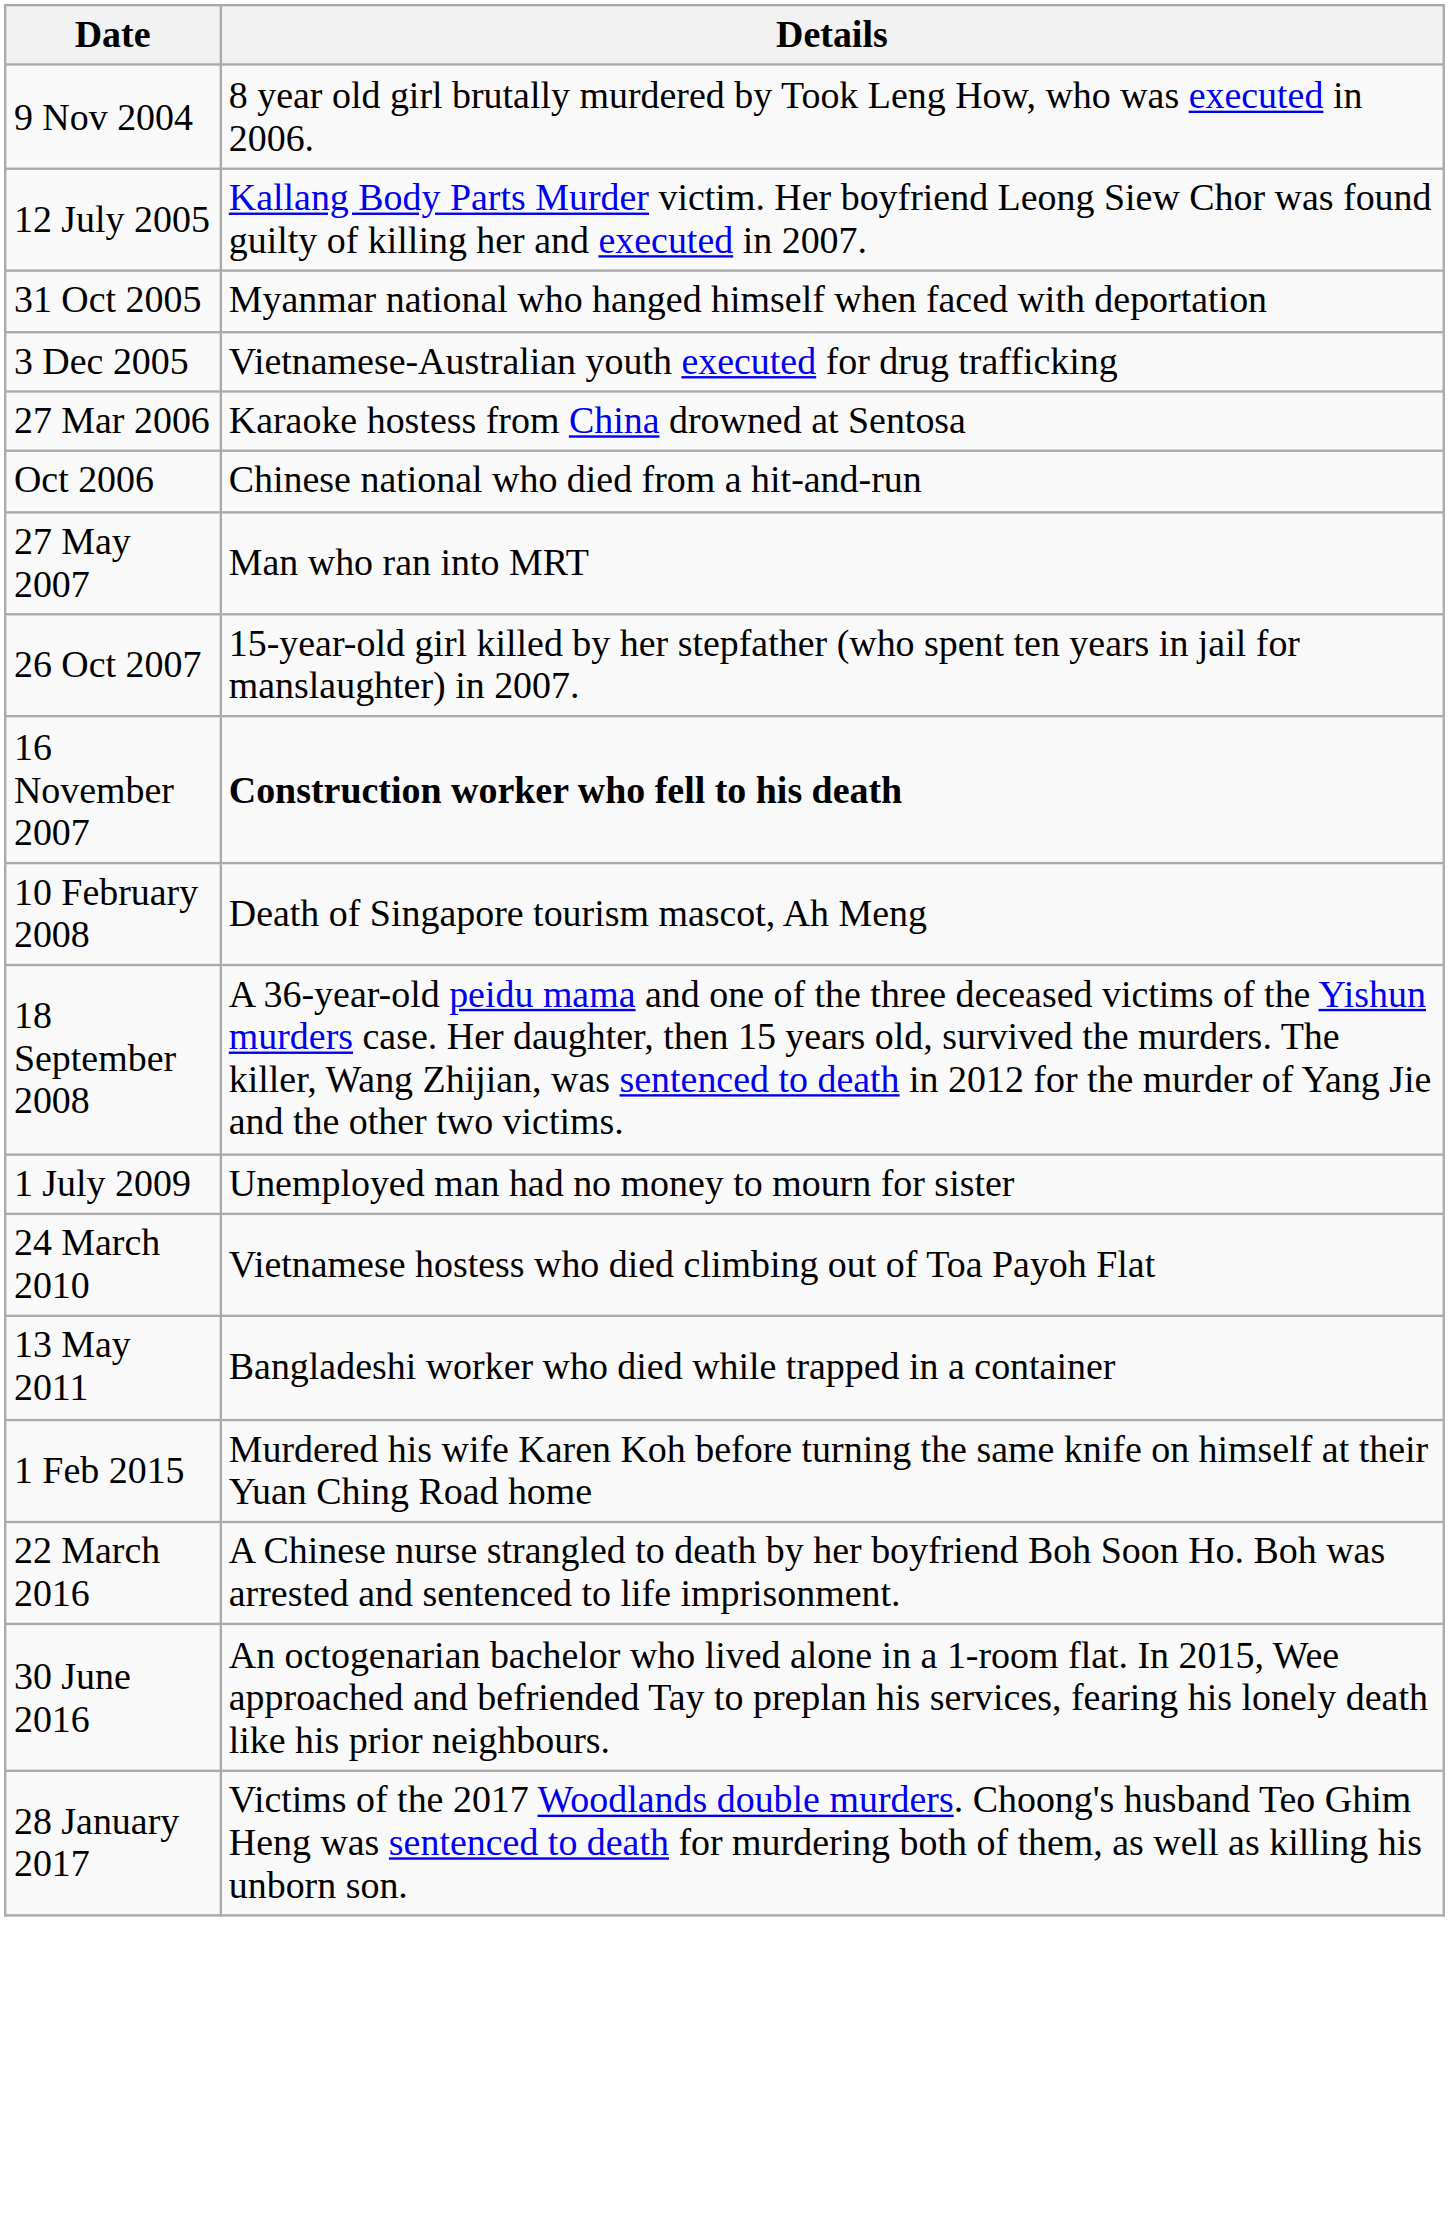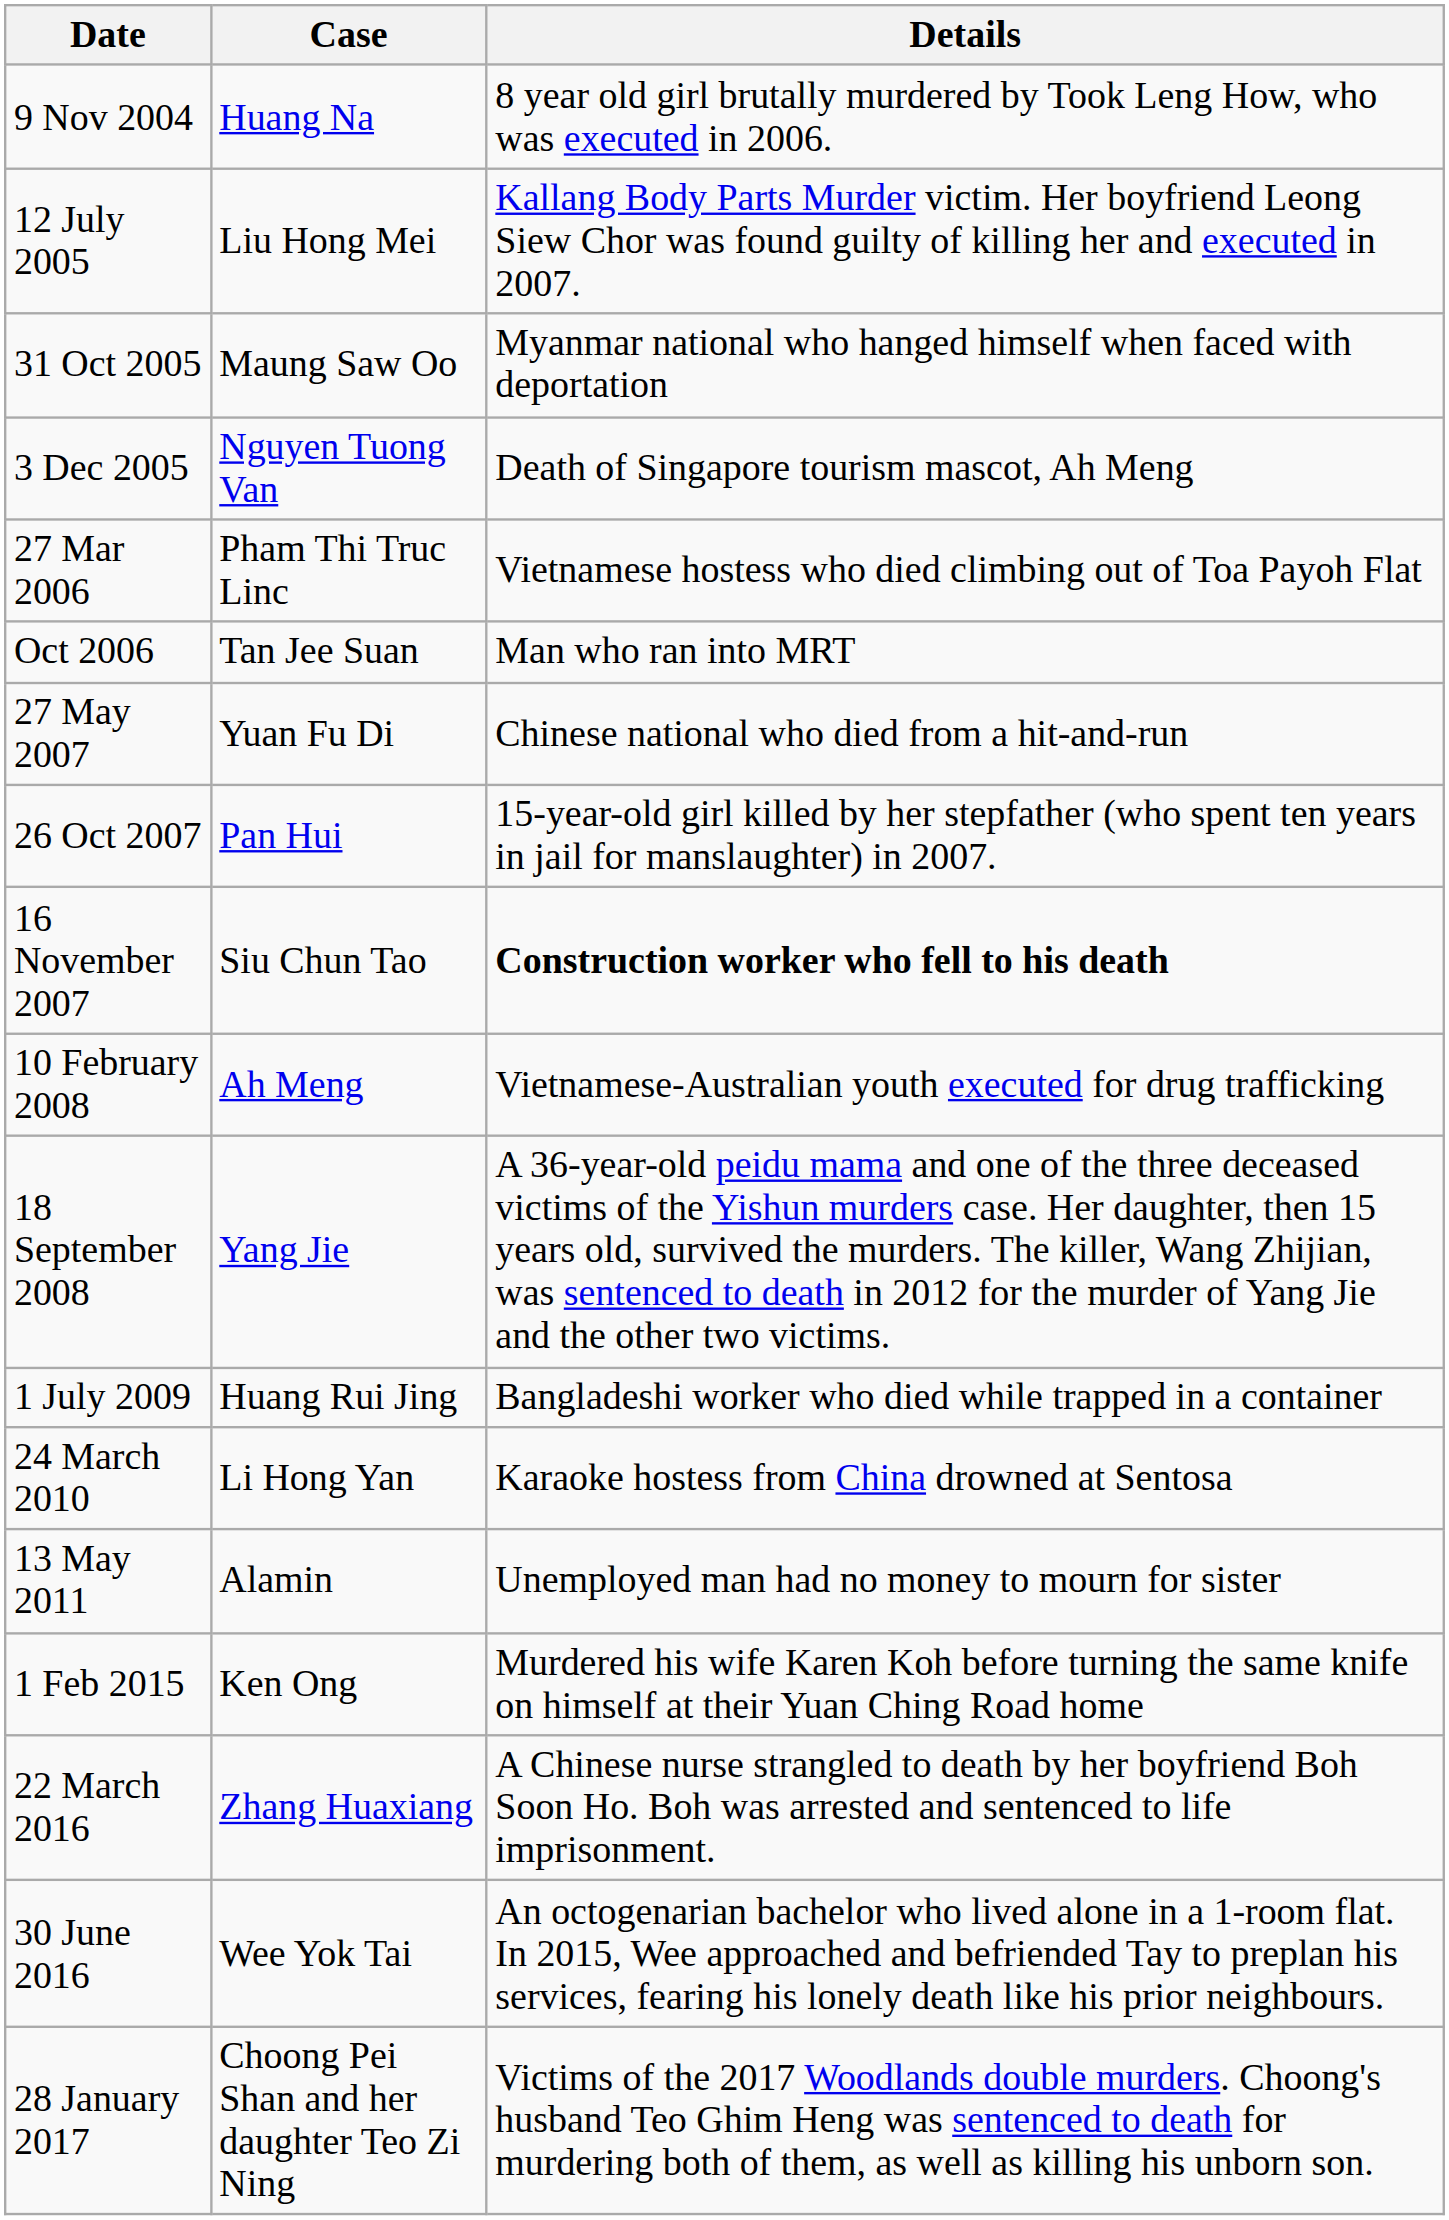+ column: (349, 34)
(673, 360) Vietnamese-Australian youth executed for drug trafficking -> (844, 467) Death of Singapore tourism mascot, Ah Meng
(597, 420) Karaoke hostess from China drowned at Sentosa -> (959, 569) Vietnamese hostess who died climbing out of Toa Payoh Flat
(575, 480) Chinese national who died from a hit-and-run -> (675, 651) Man who ran into MRT
(409, 562) Man who ran into MRT -> (842, 732) Chinese national who died from a hit-and-run
(578, 913) Death of Singapore tourism mascot, Ah Meng -> (940, 1083) Vietnamese-Australian youth executed for drug trafficking
(622, 1182) Unemployed man had no money to mourn for sister -> (939, 1396) Bangladeshi worker who died while trapped in a container
(692, 1264) Vietnamese hostess who died climbing out of Toa Payoh Flat -> (864, 1477) Karaoke hostess from China drowned at Sentosa
(672, 1367) Bangladeshi worker who died while trapped in a container -> (888, 1580) Unemployed man had no money to mourn for sister
